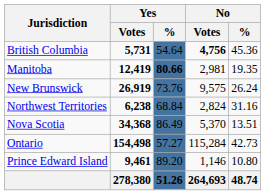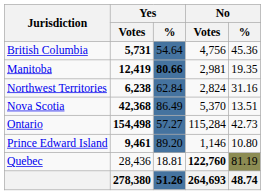(213, 50) bold -> (213, 50) normal
- row: (45, 87)
(169, 106) 68.84 -> (169, 87) 62.84
(135, 124) 34,368 -> (135, 106) 42,368
+ row: (25, 161)
